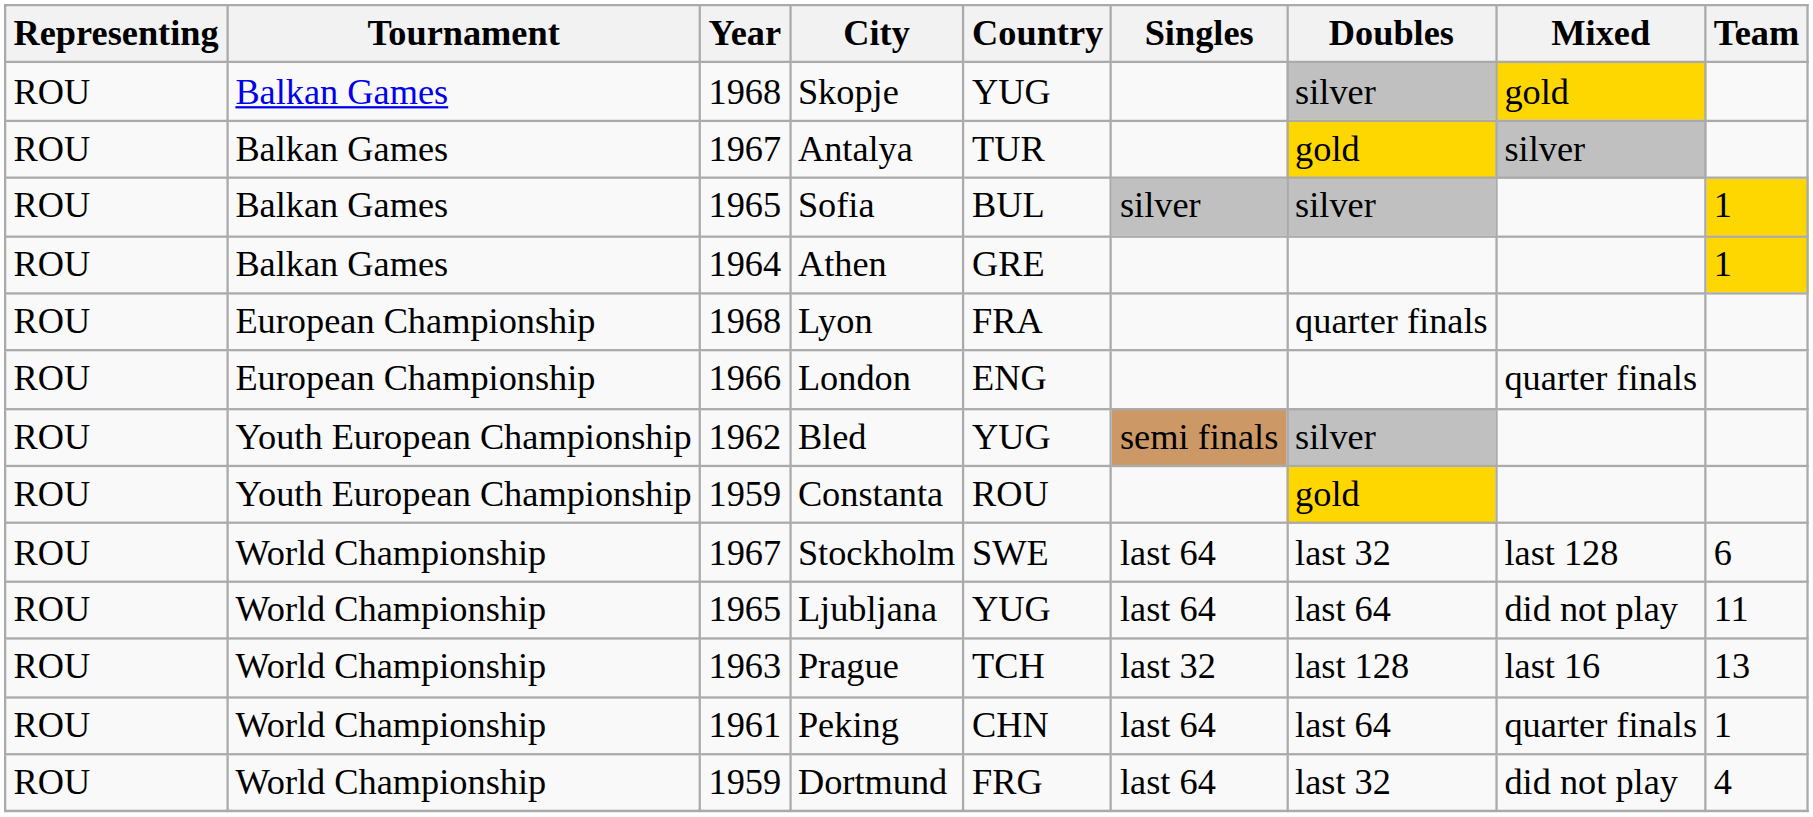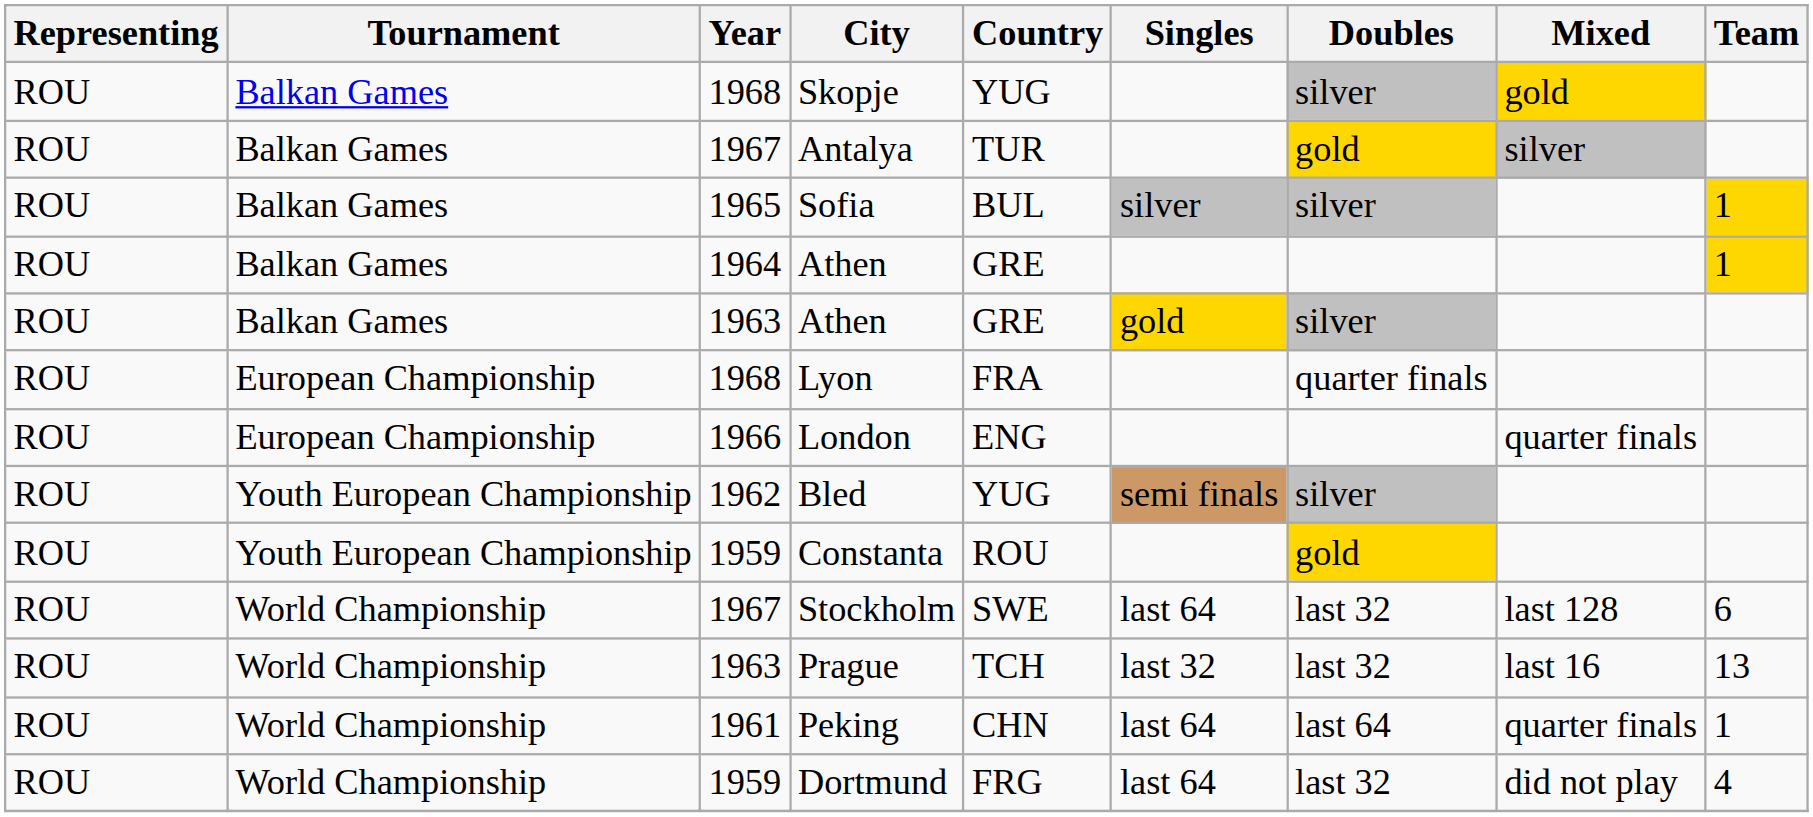+ row: (745, 321)
- row: (745, 609)
(1352, 666) last 128 -> (1343, 666) last 32
